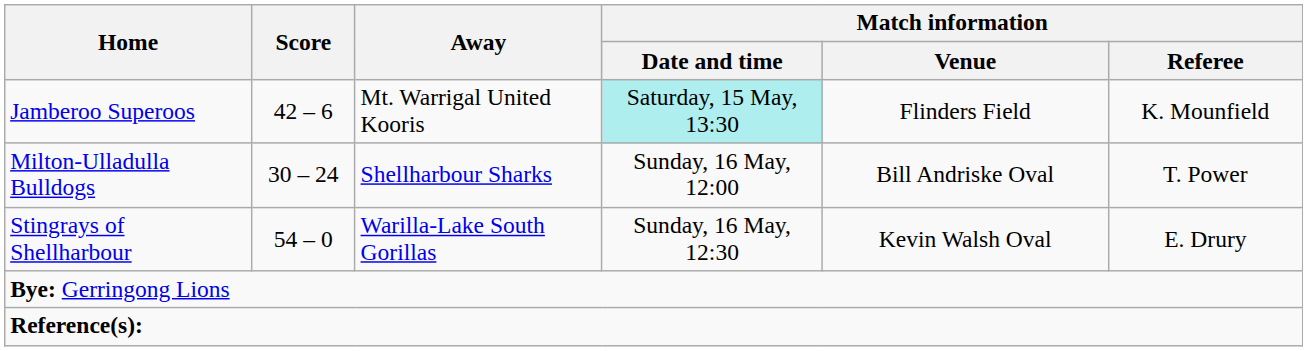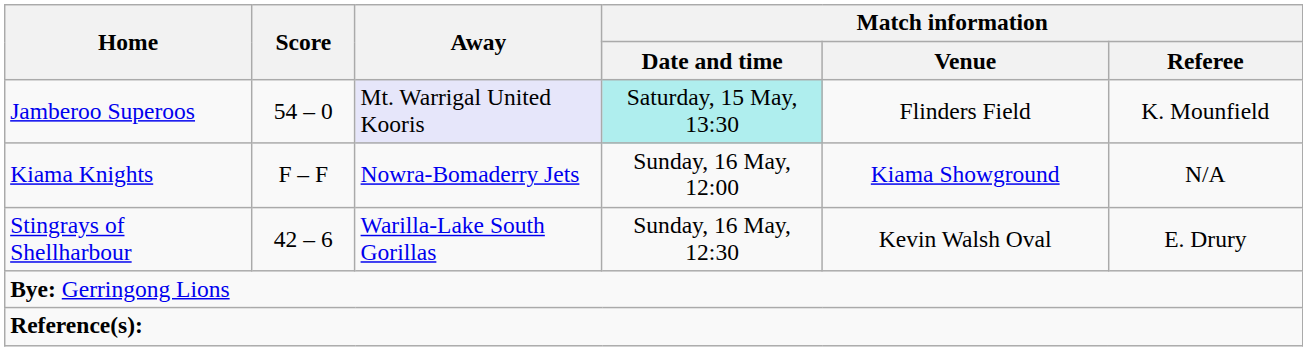(303, 110) 42 – 6 -> (303, 110) 54 – 0
(456, 110) no background -> (456, 110) lavender background
+ row: (82, 174)
- row: (90, 174)
(303, 238) 54 – 0 -> (303, 238) 42 – 6
